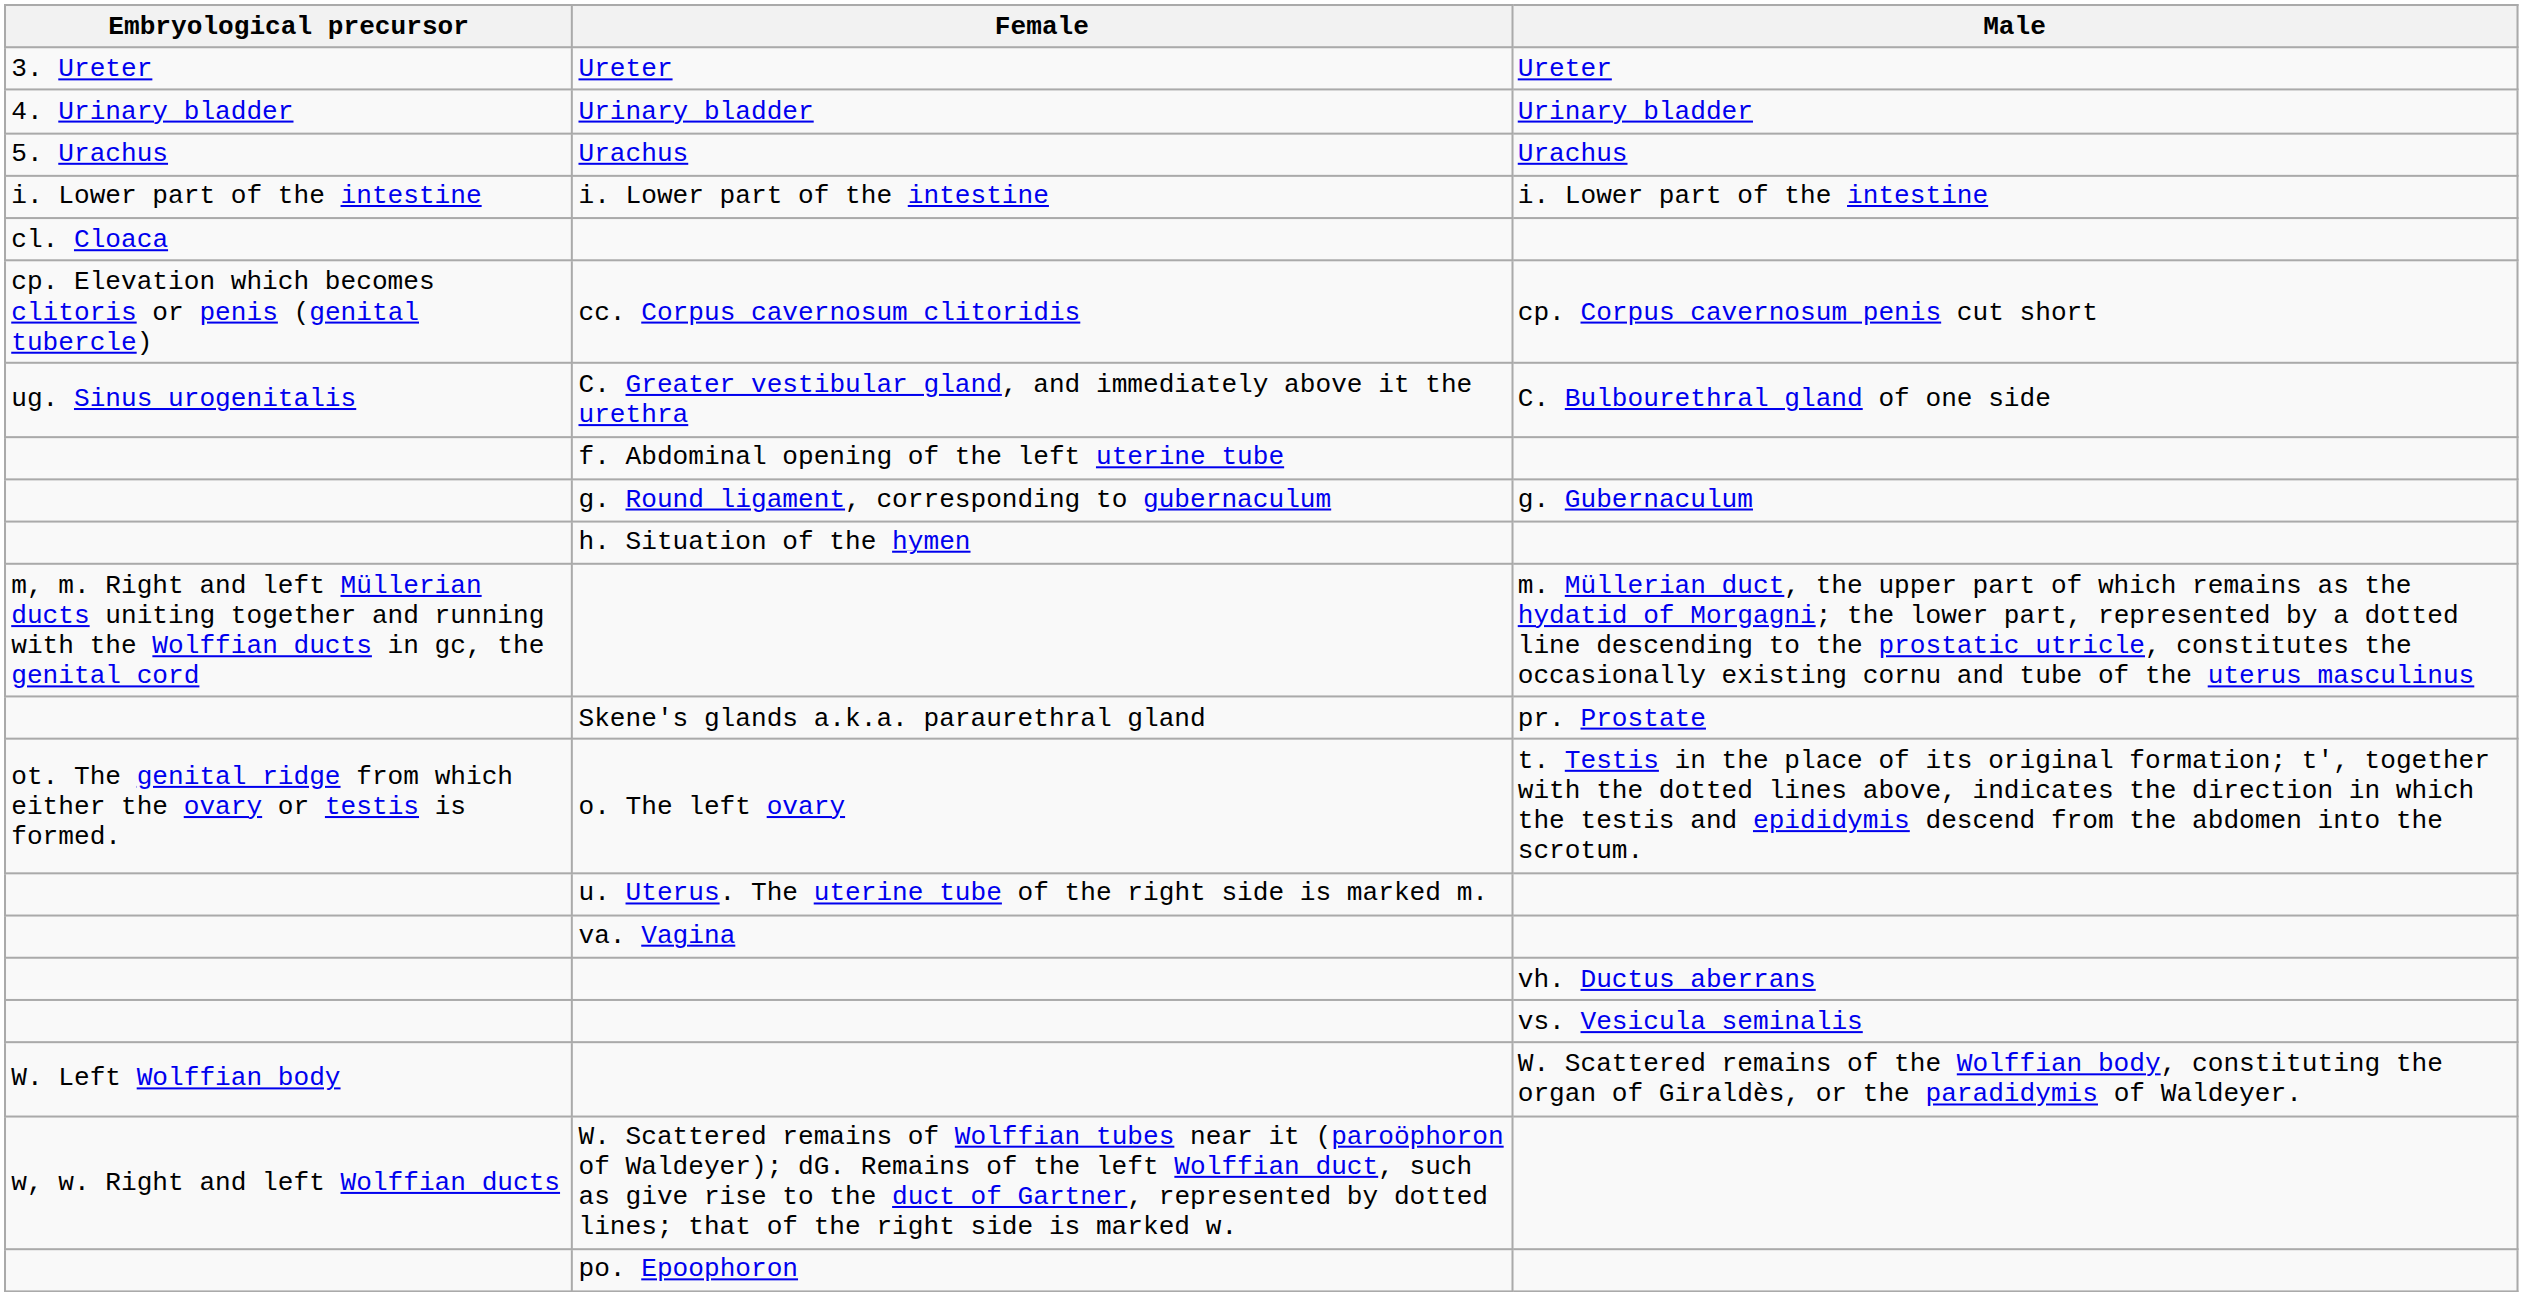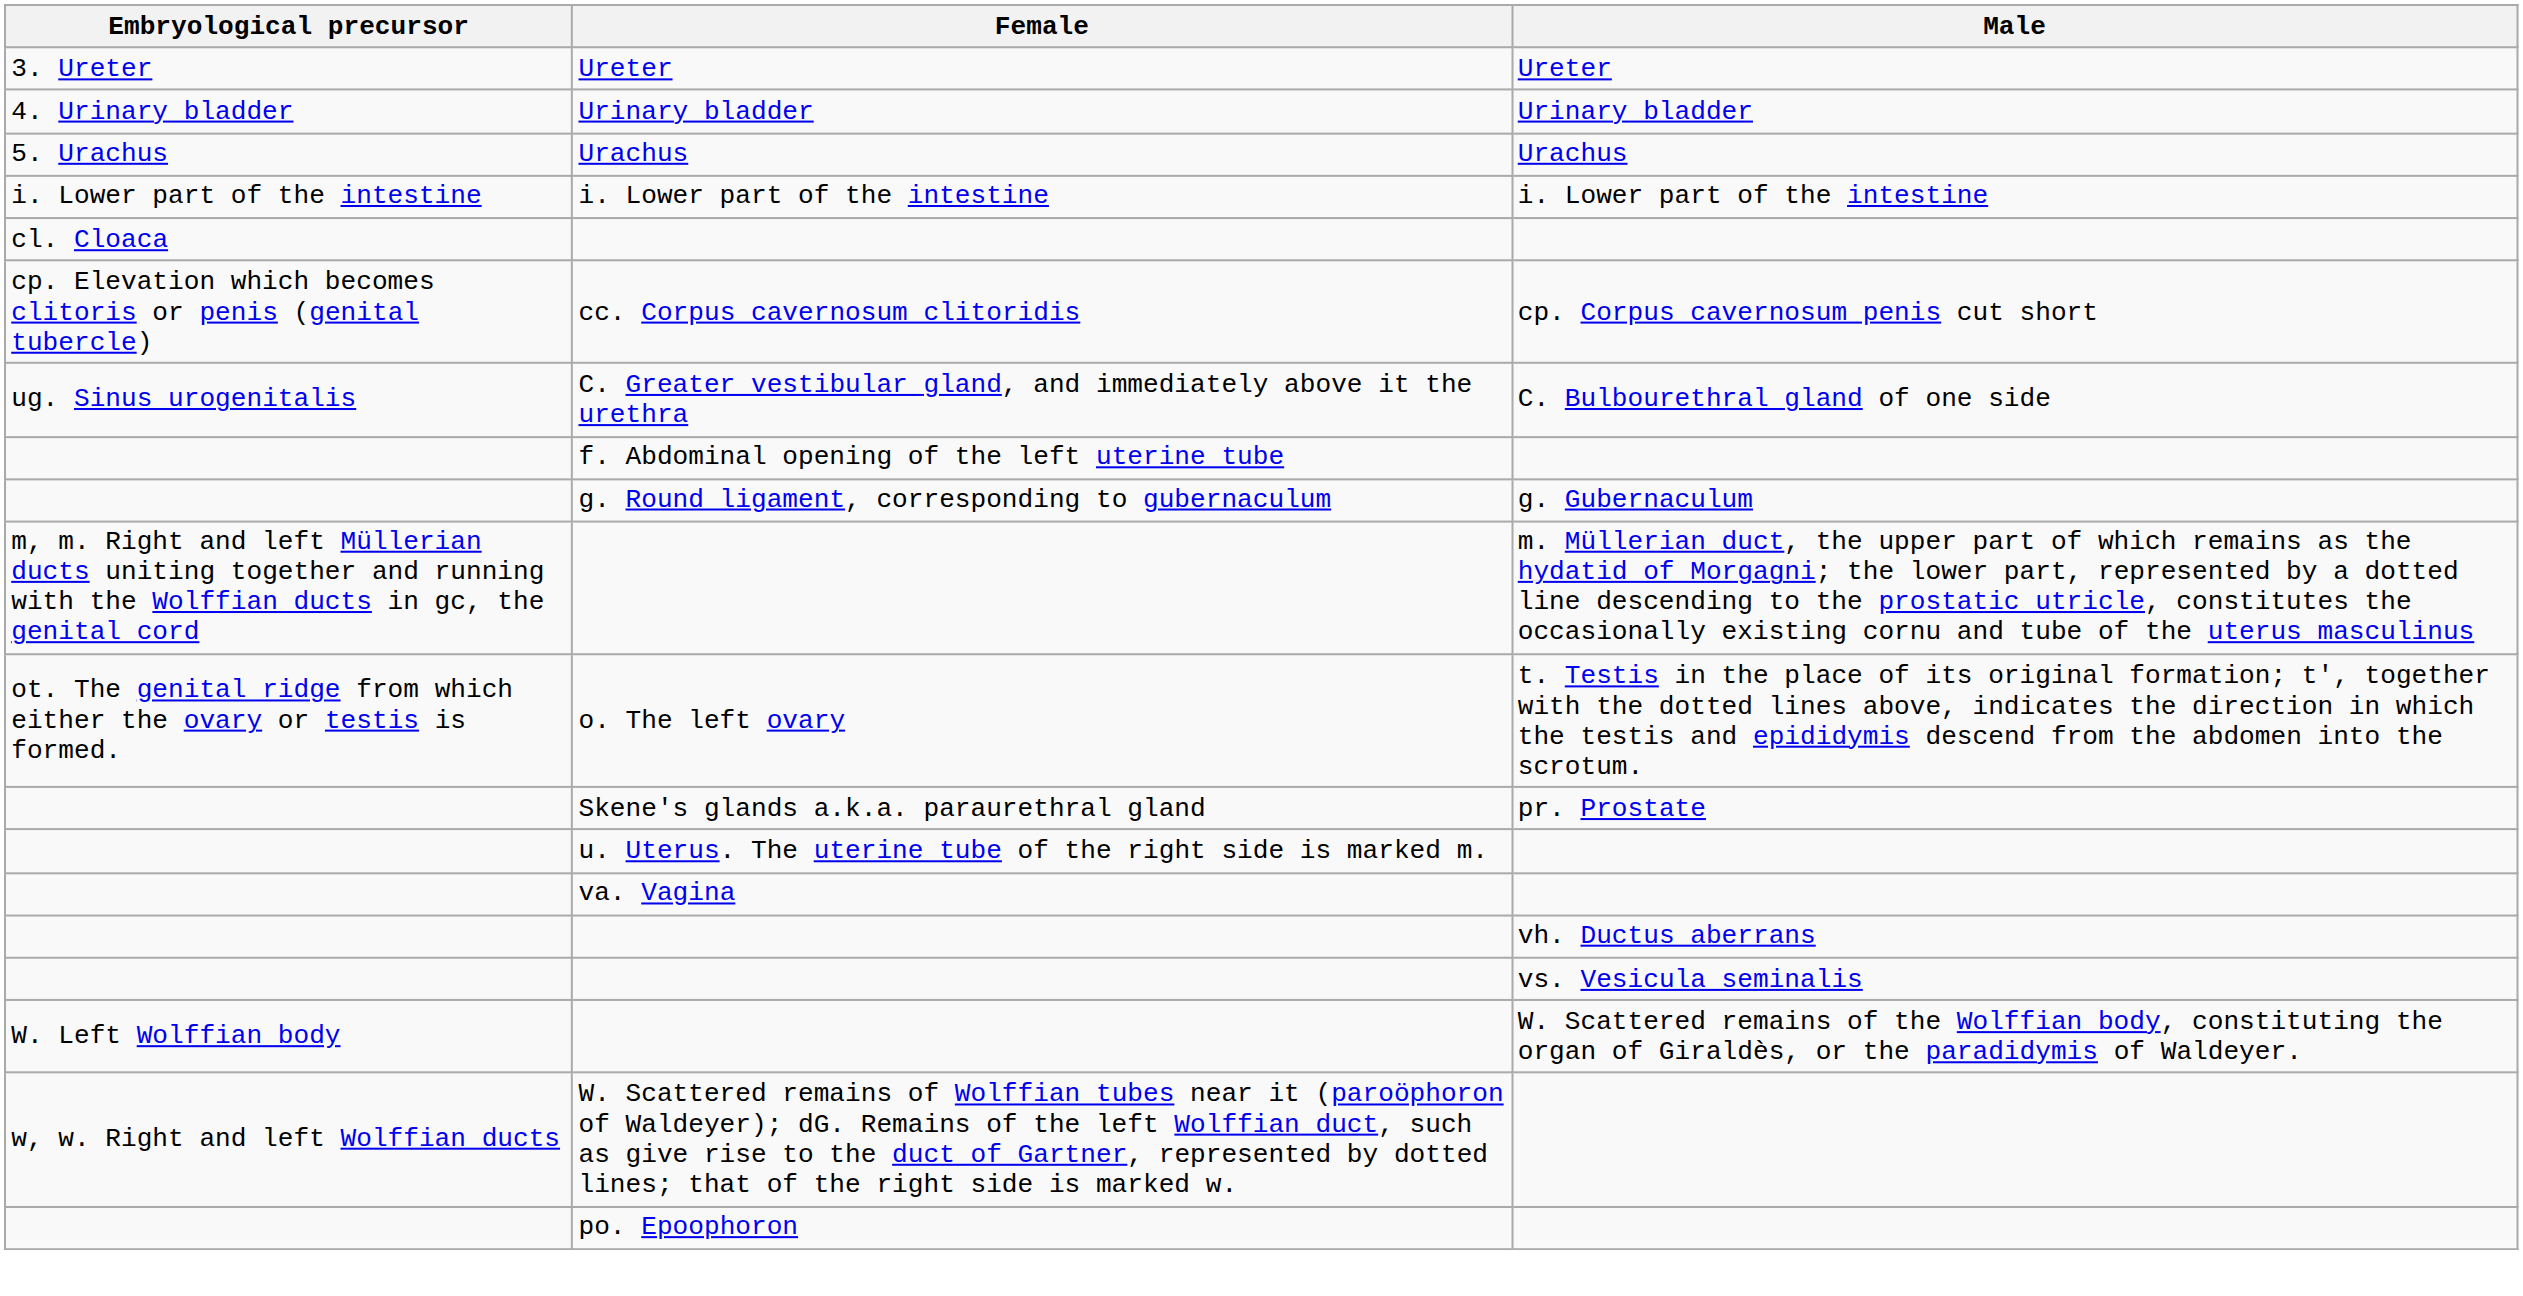- row: (775, 543)
rows swapped: (712, 806) <-> (892, 718)
